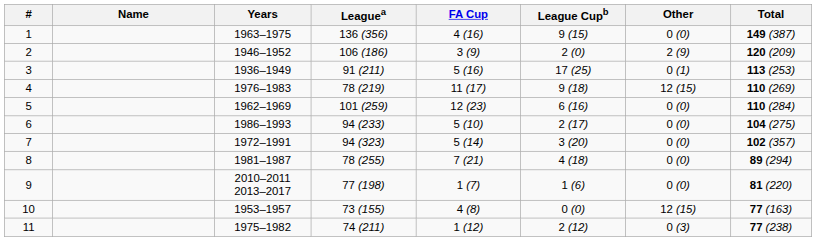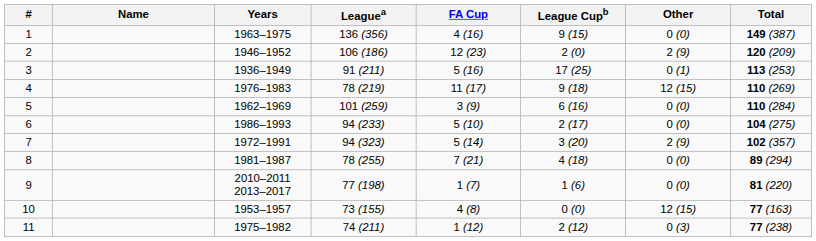(468, 52) 3 (9) -> (468, 52) 12 (23)
(468, 106) 12 (23) -> (468, 106) 3 (9)
(678, 142) 0 (0) -> (678, 142) 2 (9)
